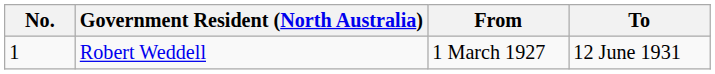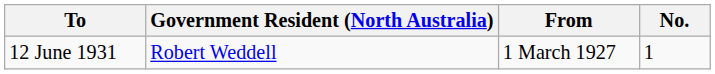columns swapped: (40, 20) <-> (639, 20)
